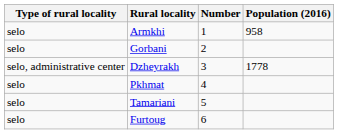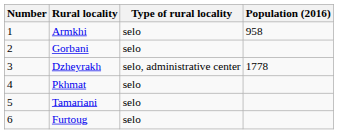columns swapped: (221, 13) <-> (66, 13)
